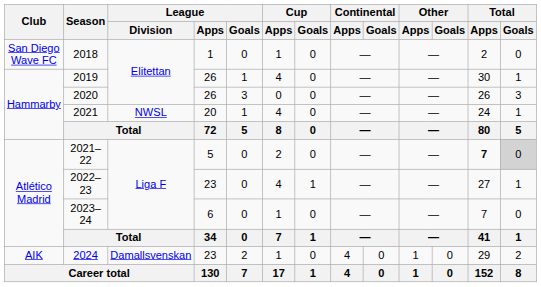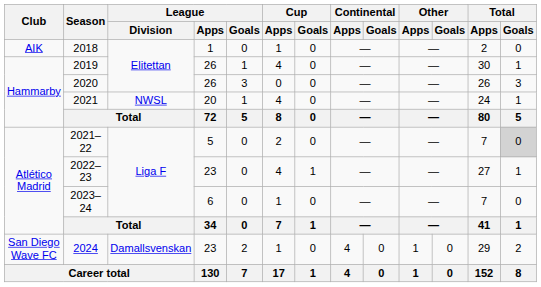(34, 54) San Diego Wave FC -> (34, 48) AIK
(484, 154) bold -> (484, 142) normal
(34, 255) AIK -> (34, 249) San Diego Wave FC
